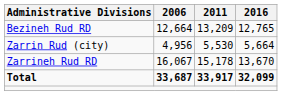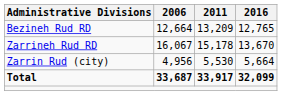rows swapped: (52, 61) <-> (58, 45)
